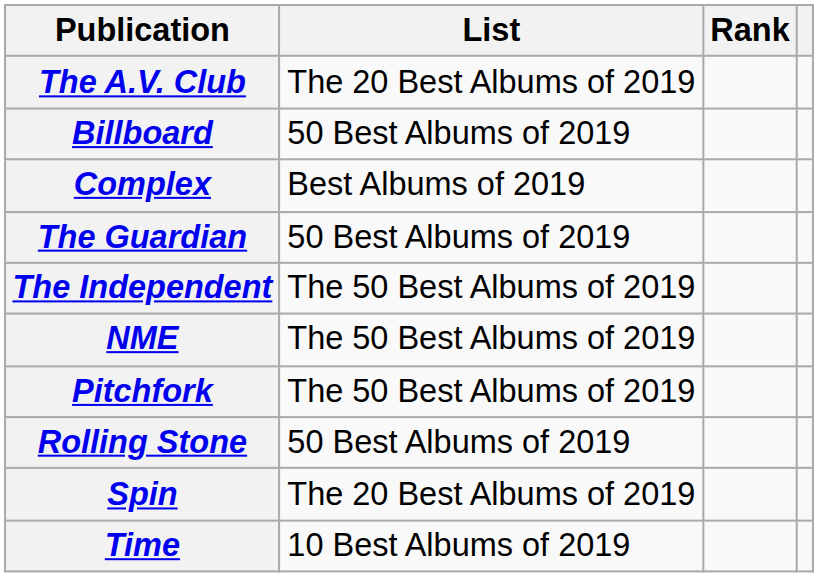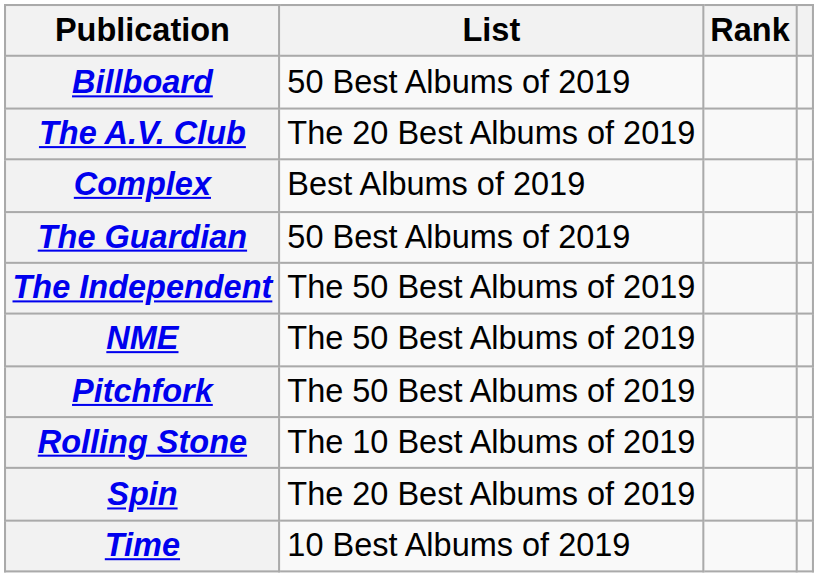rows swapped: (142, 81) <-> (142, 133)
(459, 442) 50 Best Albums of 2019 -> (491, 442) The 10 Best Albums of 2019
